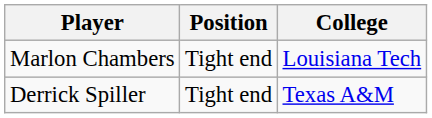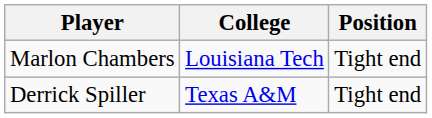columns swapped: (229, 22) <-> (352, 22)
